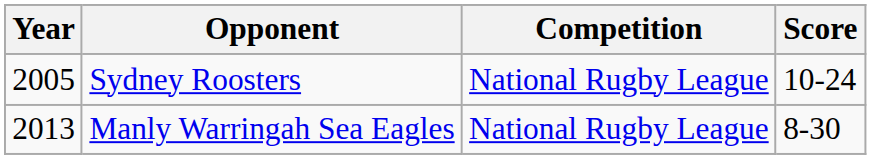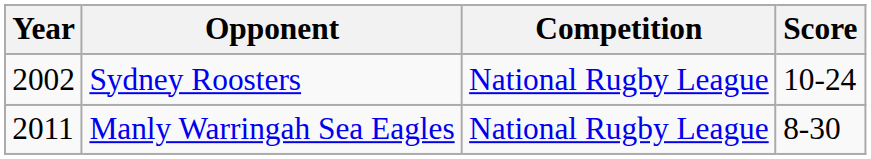(44, 79) 2005 -> (44, 79) 2002
(44, 128) 2013 -> (43, 128) 2011
